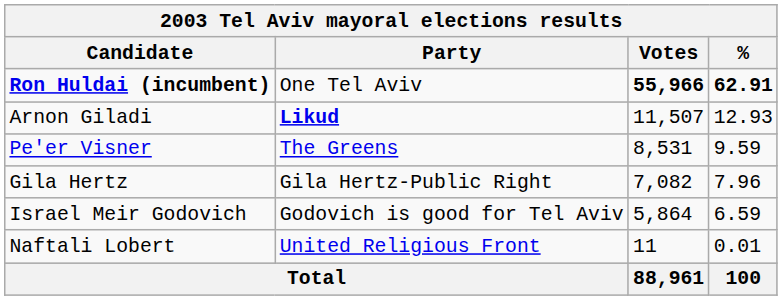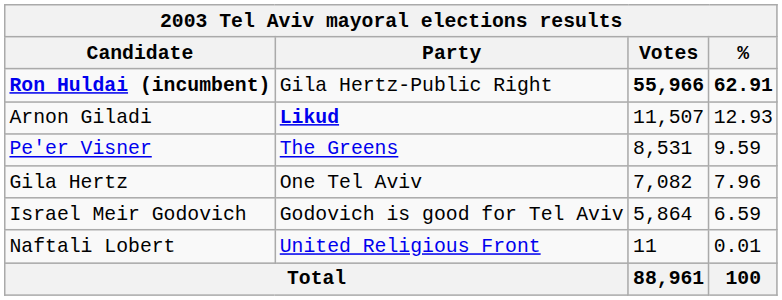(351, 85) One Tel Aviv -> (416, 85) Gila Hertz-Public Right
(416, 182) Gila Hertz-Public Right -> (351, 182) One Tel Aviv
